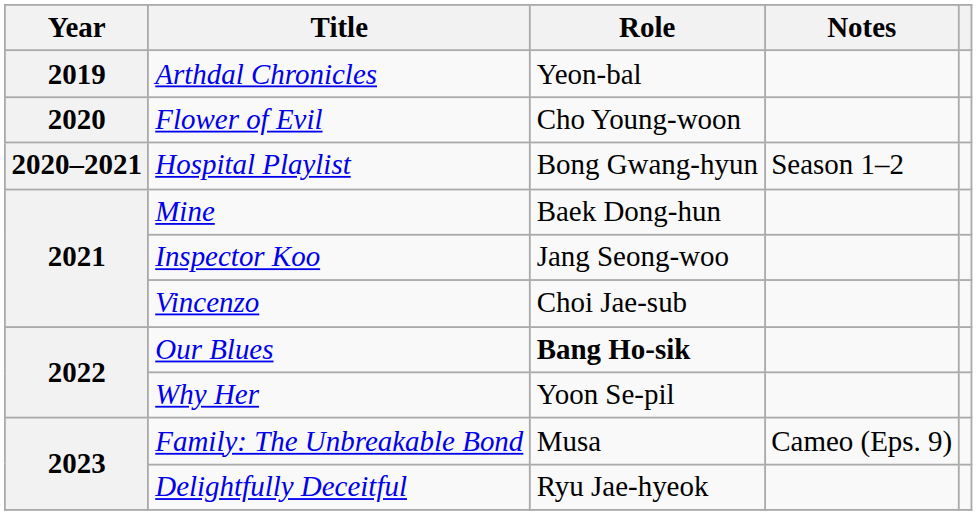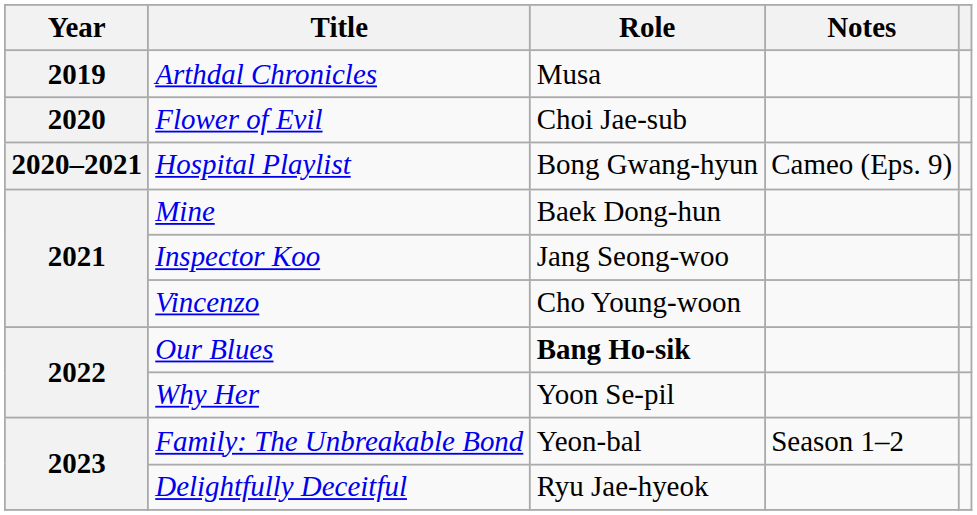(589, 73) Yeon-bal -> (569, 73) Musa
(639, 119) Cho Young-woon -> (612, 119) Choi Jae-sub
(838, 165) Season 1–2 -> (862, 165) Cameo (Eps. 9)
(612, 303) Choi Jae-sub -> (639, 303) Cho Young-woon
(569, 440) Musa -> (589, 440) Yeon-bal
(862, 440) Cameo (Eps. 9) -> (838, 440) Season 1–2
